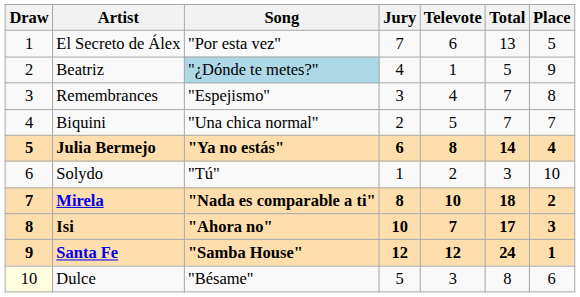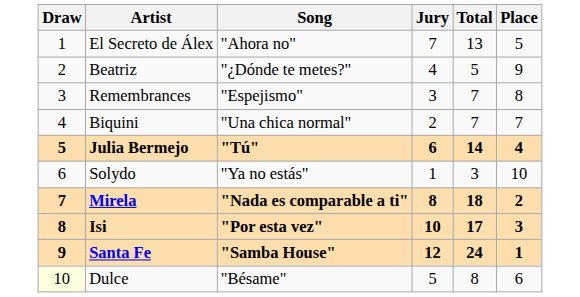- column: (453, 17)
(235, 43) "Por esta vez" -> (258, 43) "Ahora no"
(253, 69) lightblue background -> (286, 69) no background
(236, 148) "Ya no estás" -> (240, 148) "Tú"
(204, 174) "Tú" -> (265, 174) "Ya no estás"
(230, 226) "Ahora no" -> (272, 226) "Por esta vez"
